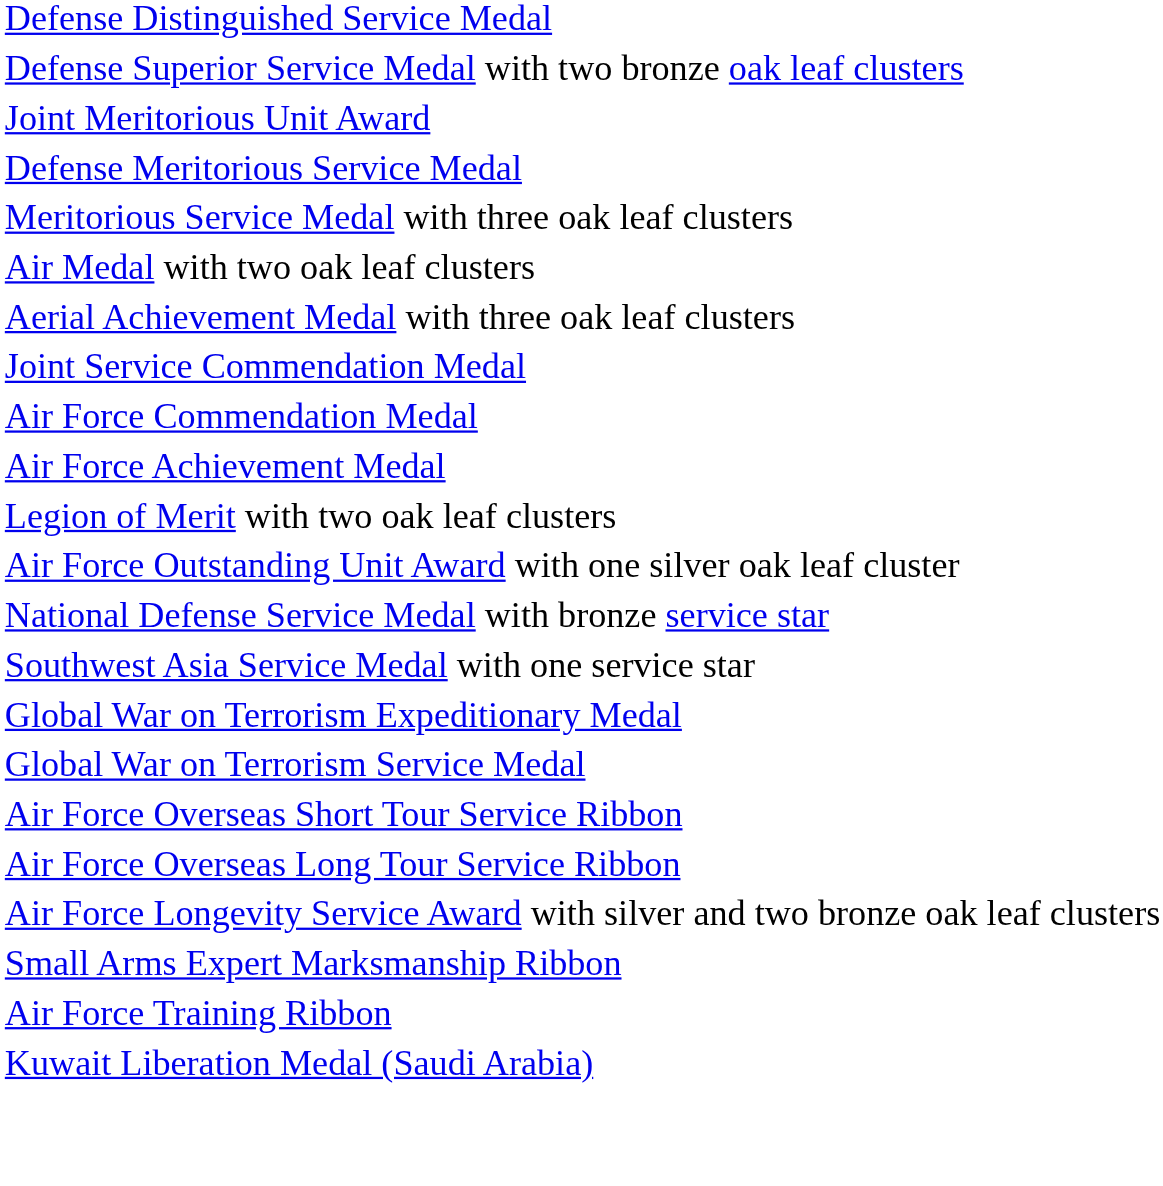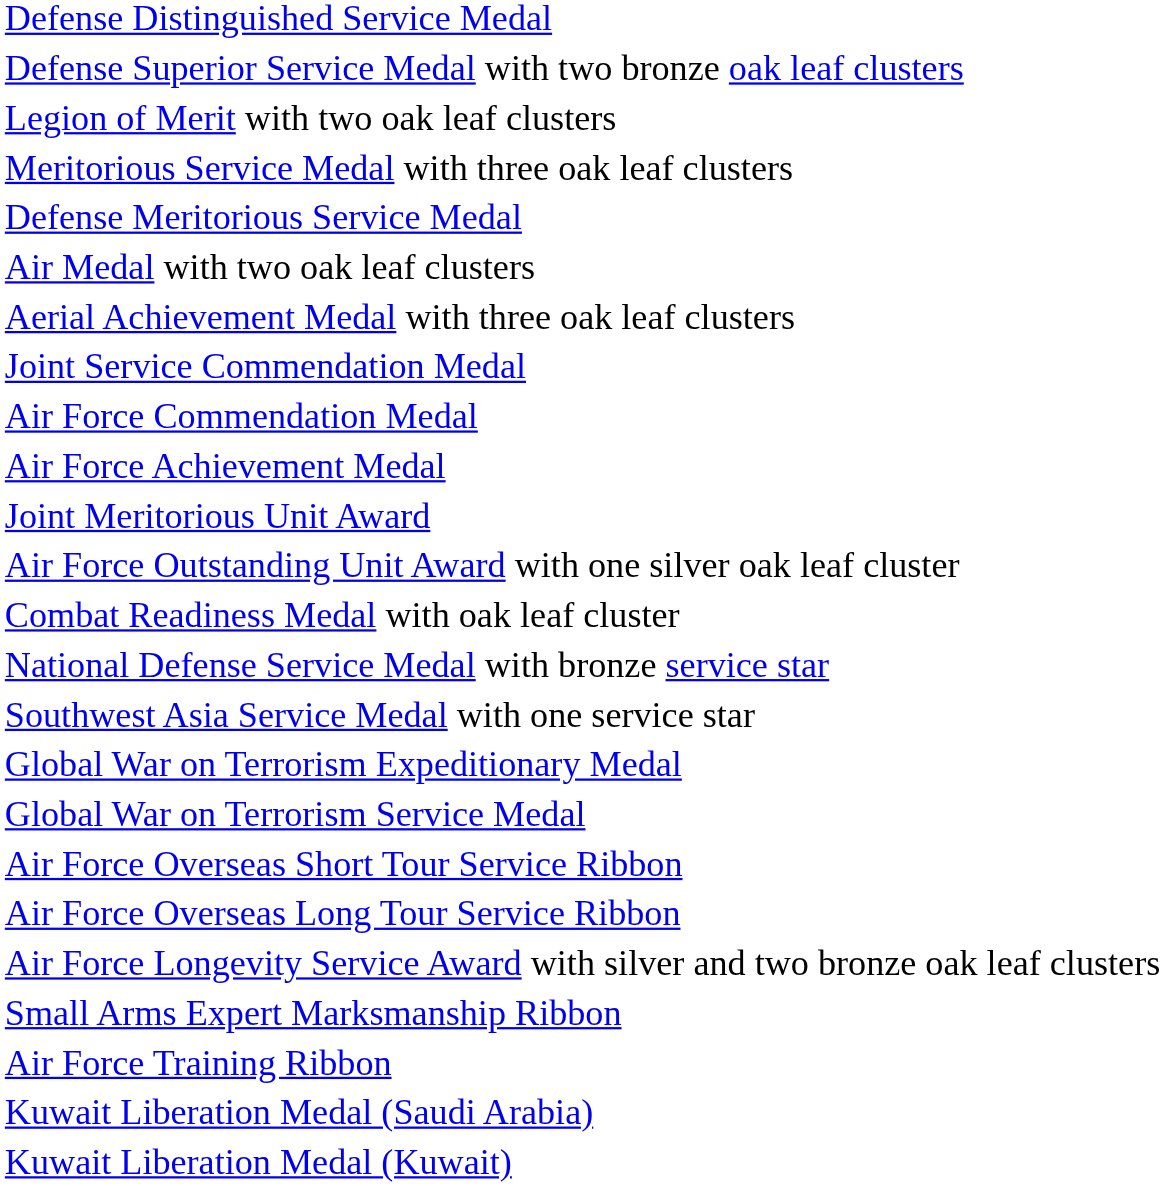rows swapped: (311, 515) <-> (218, 117)
rows swapped: (263, 167) <-> (399, 217)
+ row: (342, 615)
+ row: (258, 1162)
